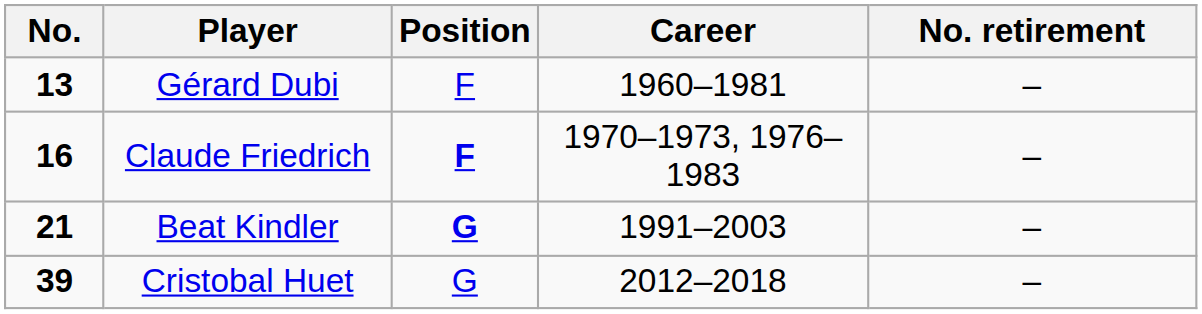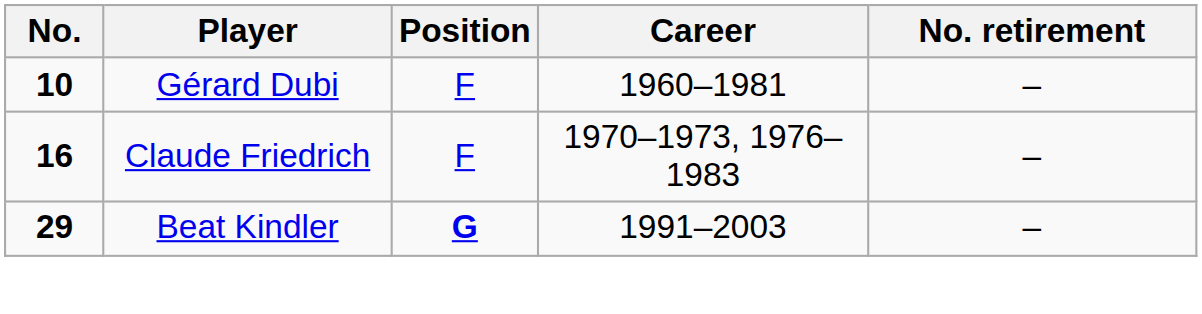(55, 84) 13 -> (55, 84) 10
(465, 155) bold -> (465, 155) normal
(55, 227) 21 -> (55, 227) 29
- row: (248, 280)
